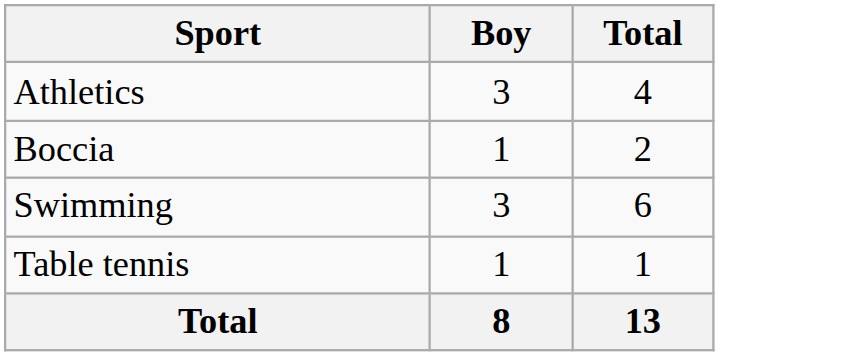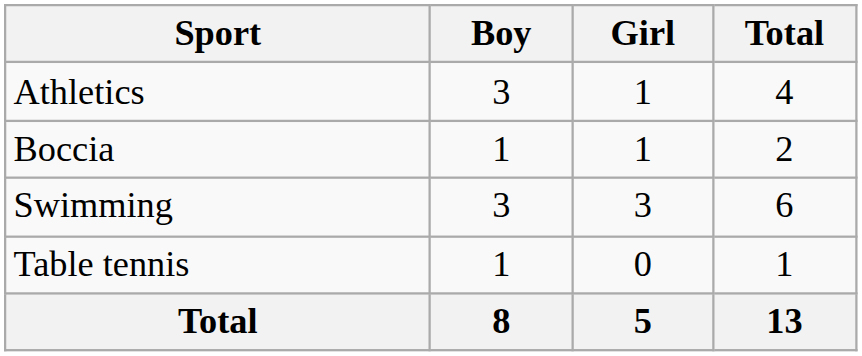+ column: (643, 33)
